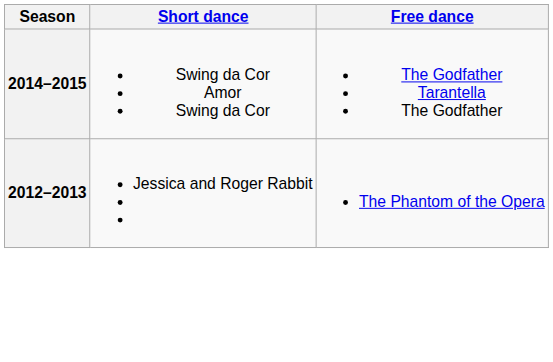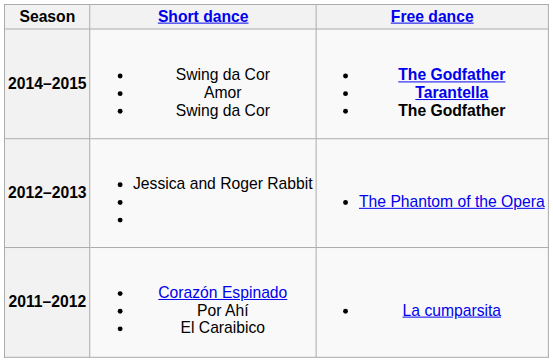(432, 93) normal -> (432, 93) bold
+ row: (47, 302)
